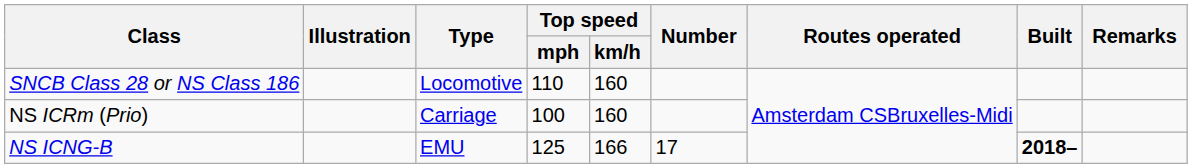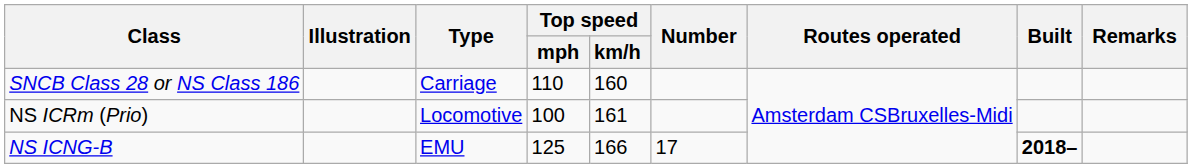(471, 83) Locomotive -> (458, 83) Carriage
(458, 115) Carriage -> (471, 115) Locomotive
(611, 115) 160 -> (611, 115) 161
